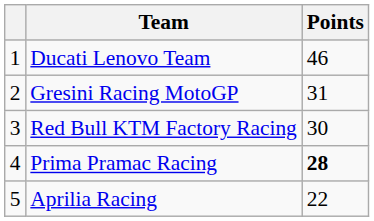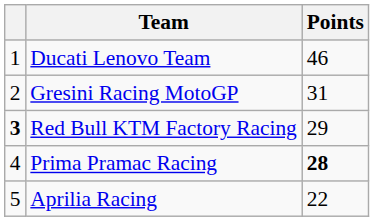(15, 128) normal -> (15, 128) bold
(317, 128) 30 -> (317, 128) 29
